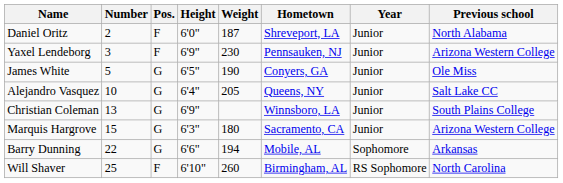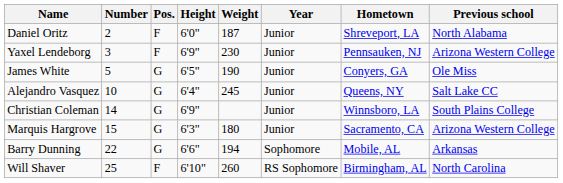columns swapped: (390, 14) <-> (306, 14)
(230, 91) 205 -> (230, 91) 245
(111, 110) 13 -> (111, 110) 14
